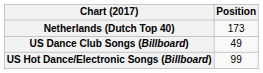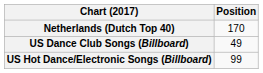(236, 28) 173 -> (236, 28) 170
